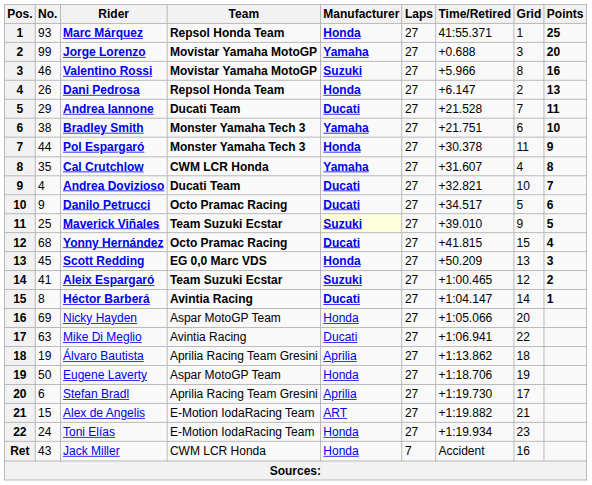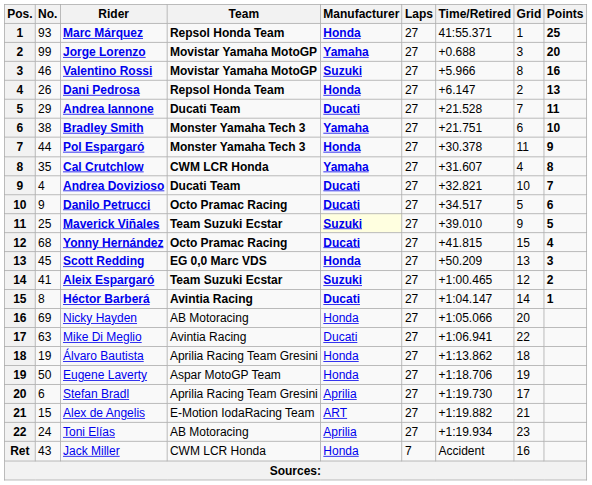(225, 318) Aspar MotoGP Team -> (209, 318) AB Motoracing
(340, 356) Aprilia -> (341, 356) Honda
(242, 432) E-Motion IodaRacing Team -> (209, 432) AB Motoracing
(341, 432) Honda -> (340, 432) Aprilia
